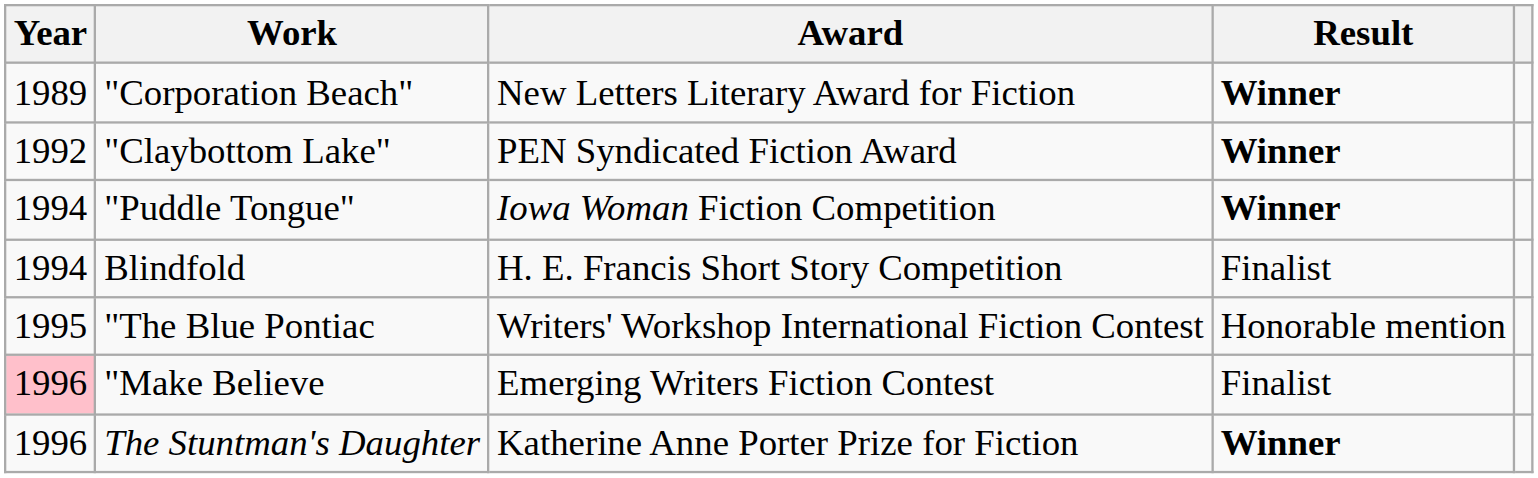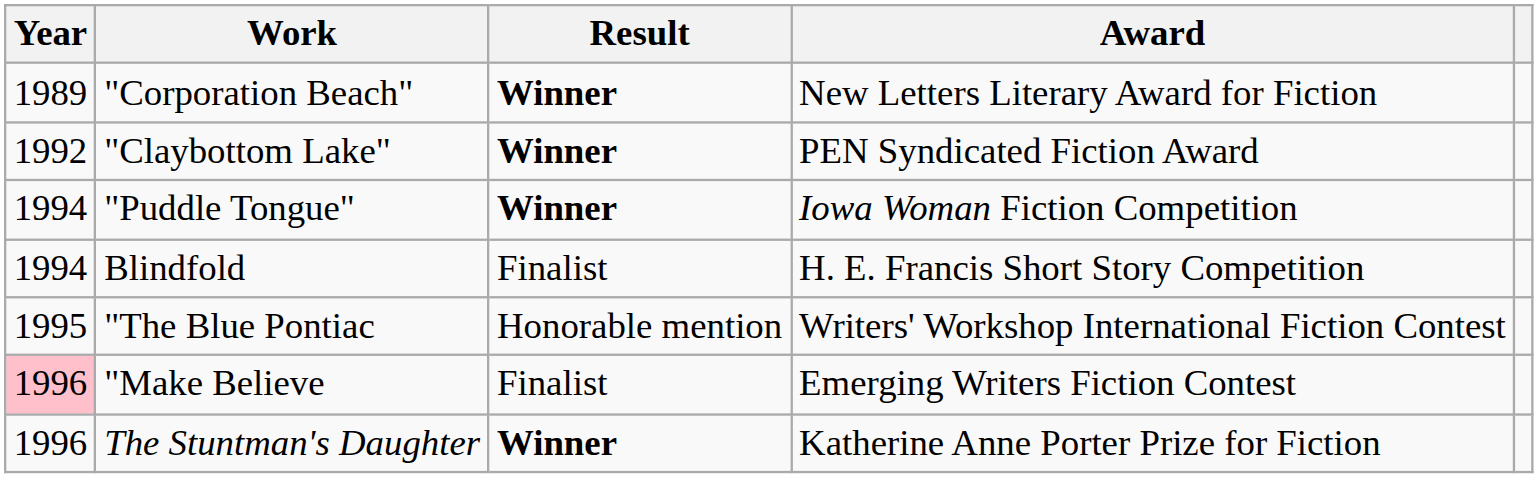columns swapped: (850, 33) <-> (1363, 33)
